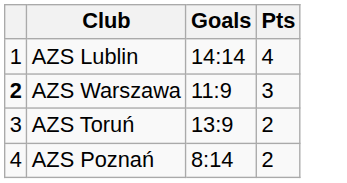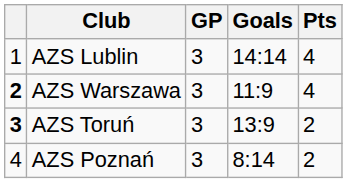+ column: (207, 21)
(268, 90) 3 -> (309, 90) 4
(16, 125) normal -> (16, 125) bold
